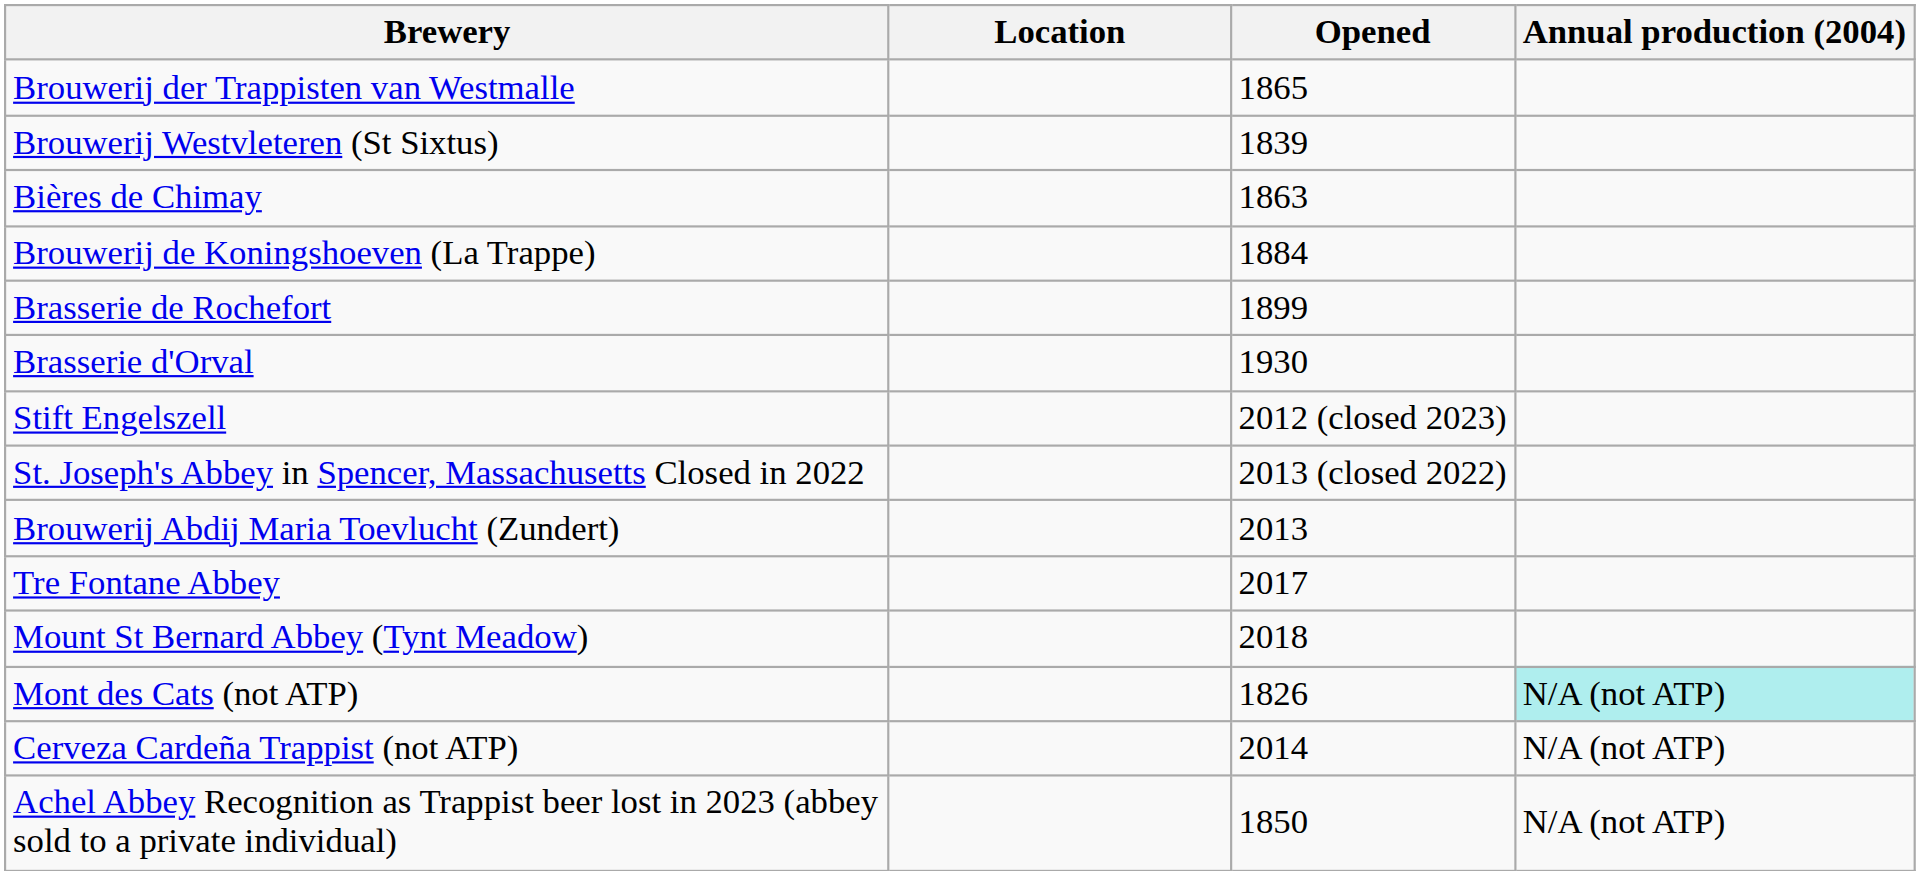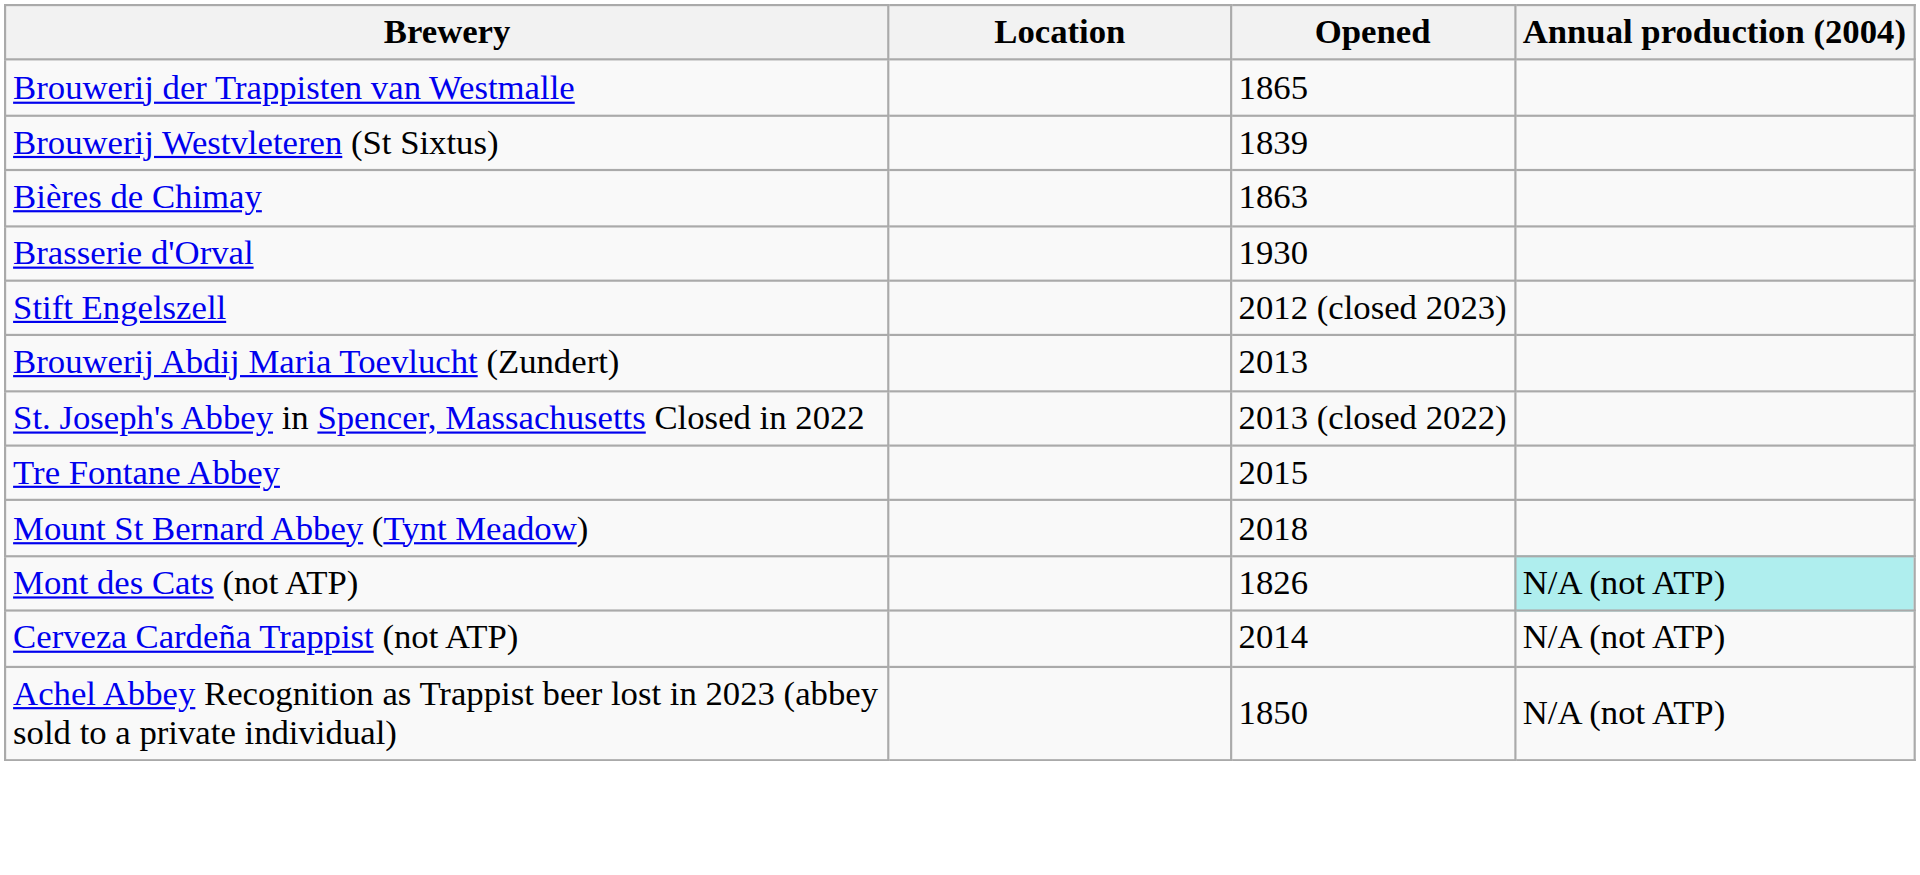- row: (304, 252)
- row: (172, 307)
rows swapped: (439, 472) <-> (316, 527)
(1273, 582) 2017 -> (1273, 472) 2015
